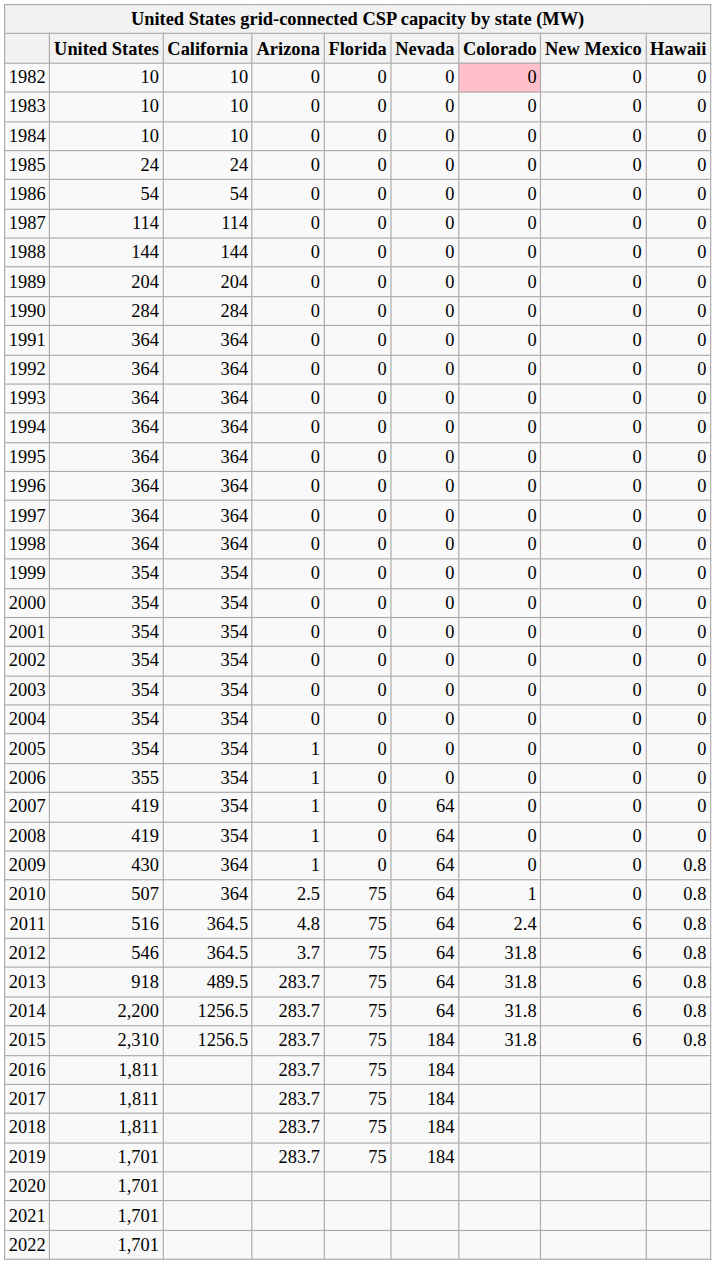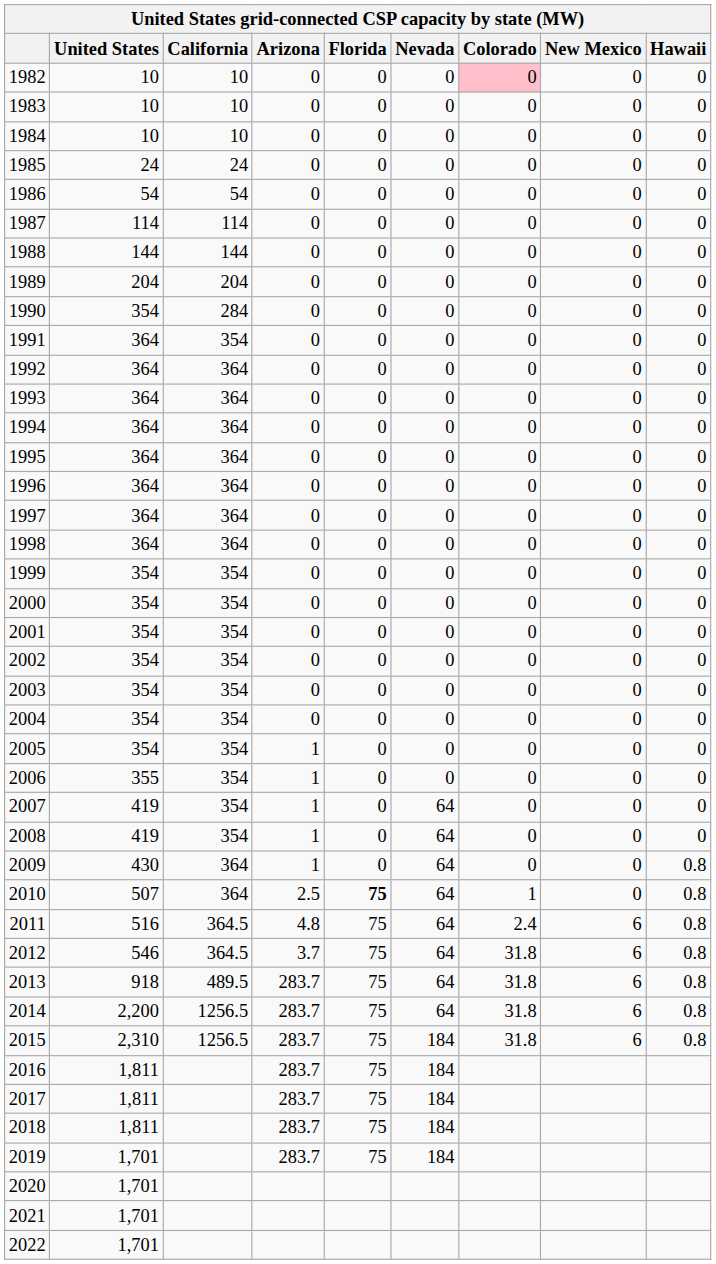(145, 310) 284 -> (145, 310) 354
(234, 340) 364 -> (234, 340) 354
(378, 894) normal -> (378, 894) bold
